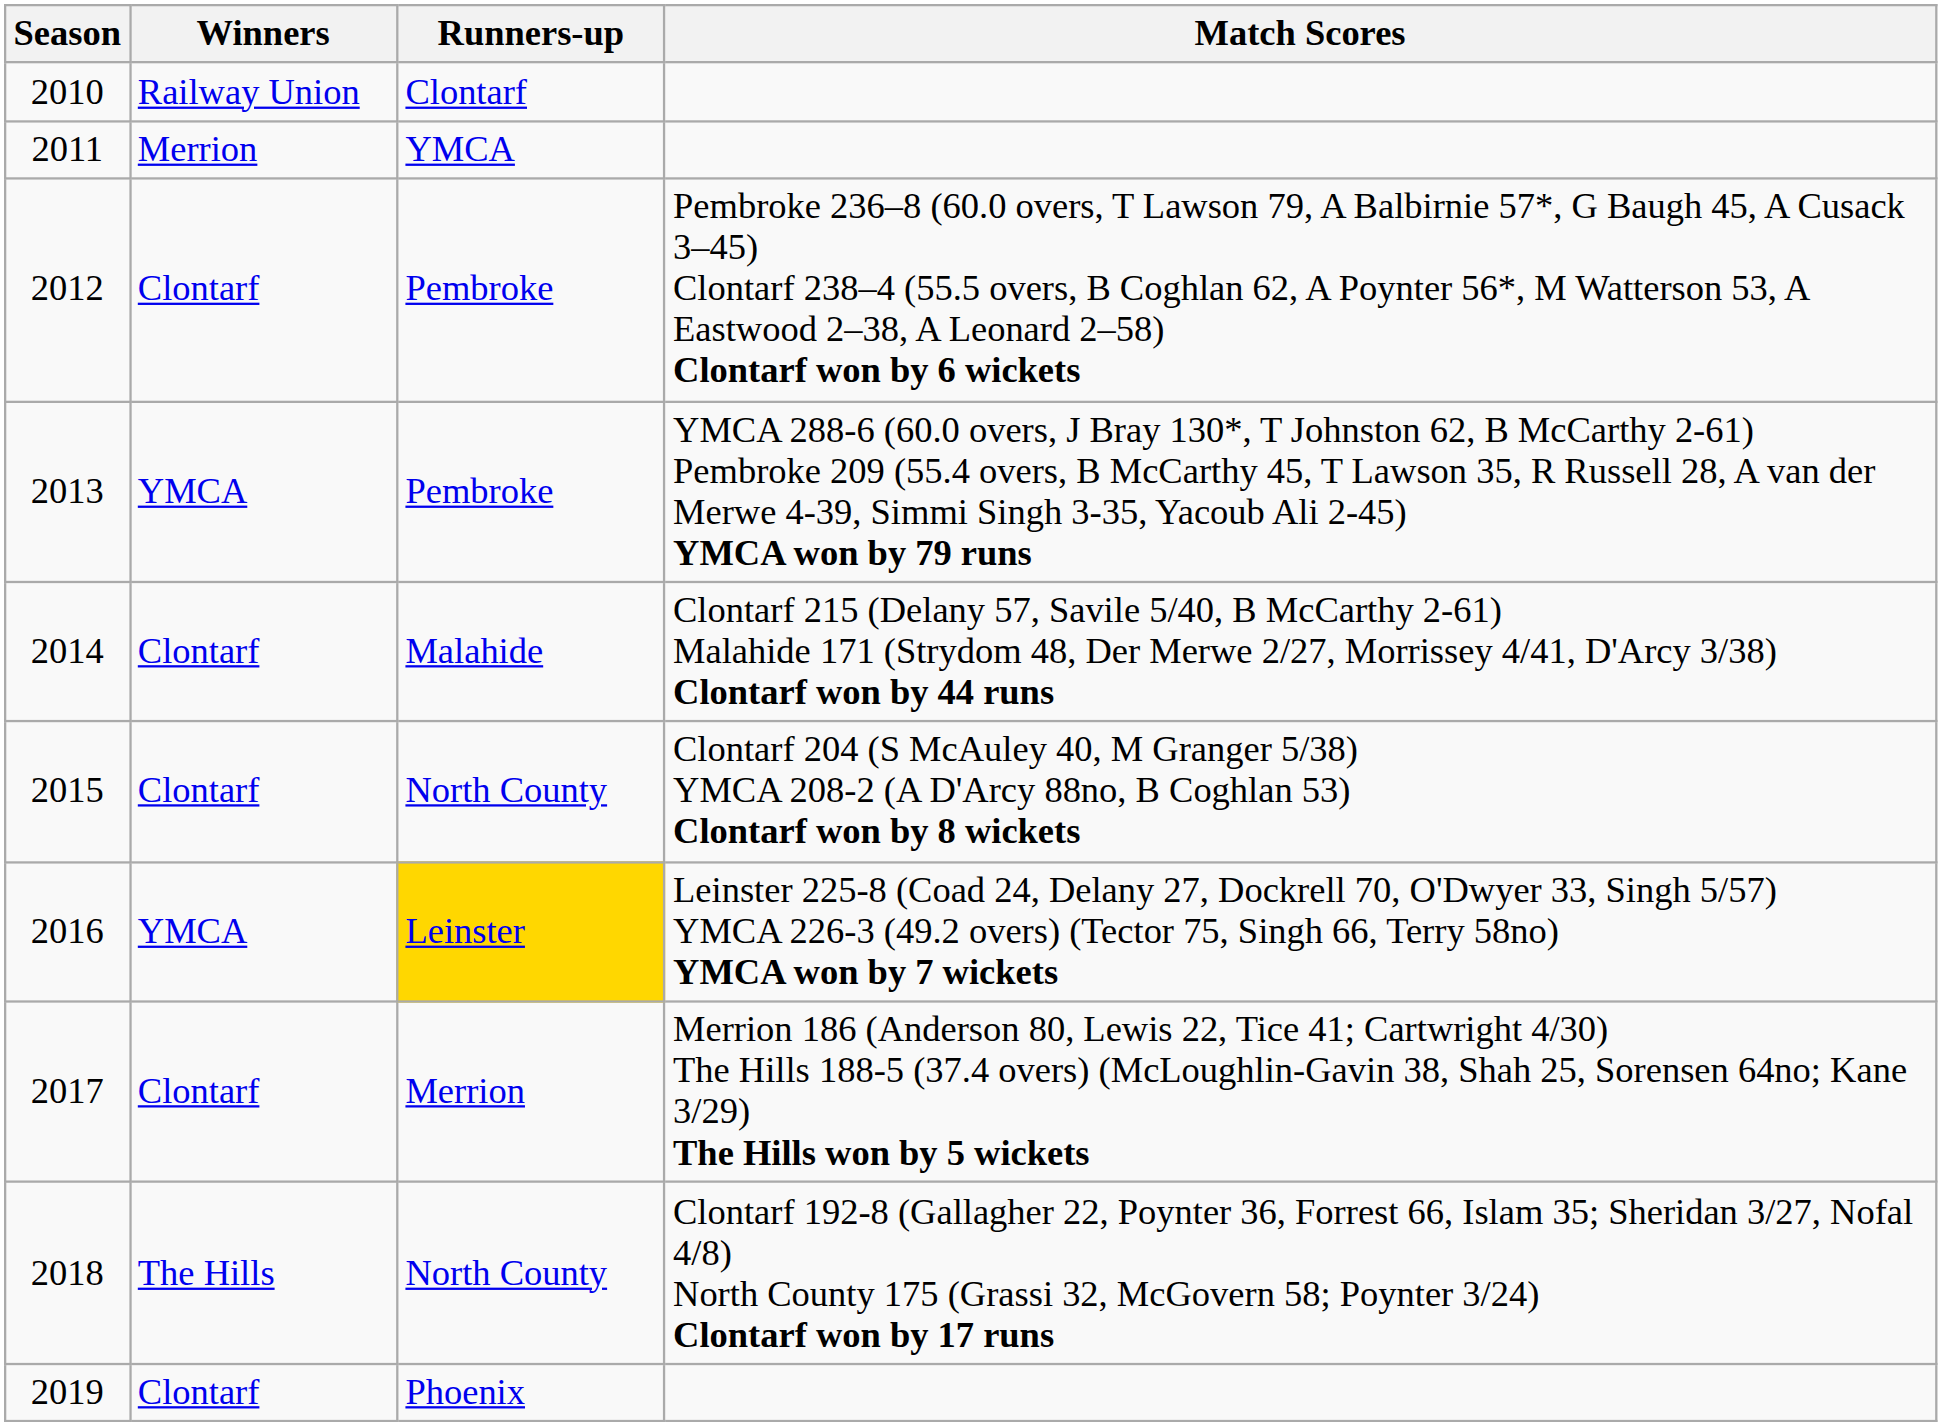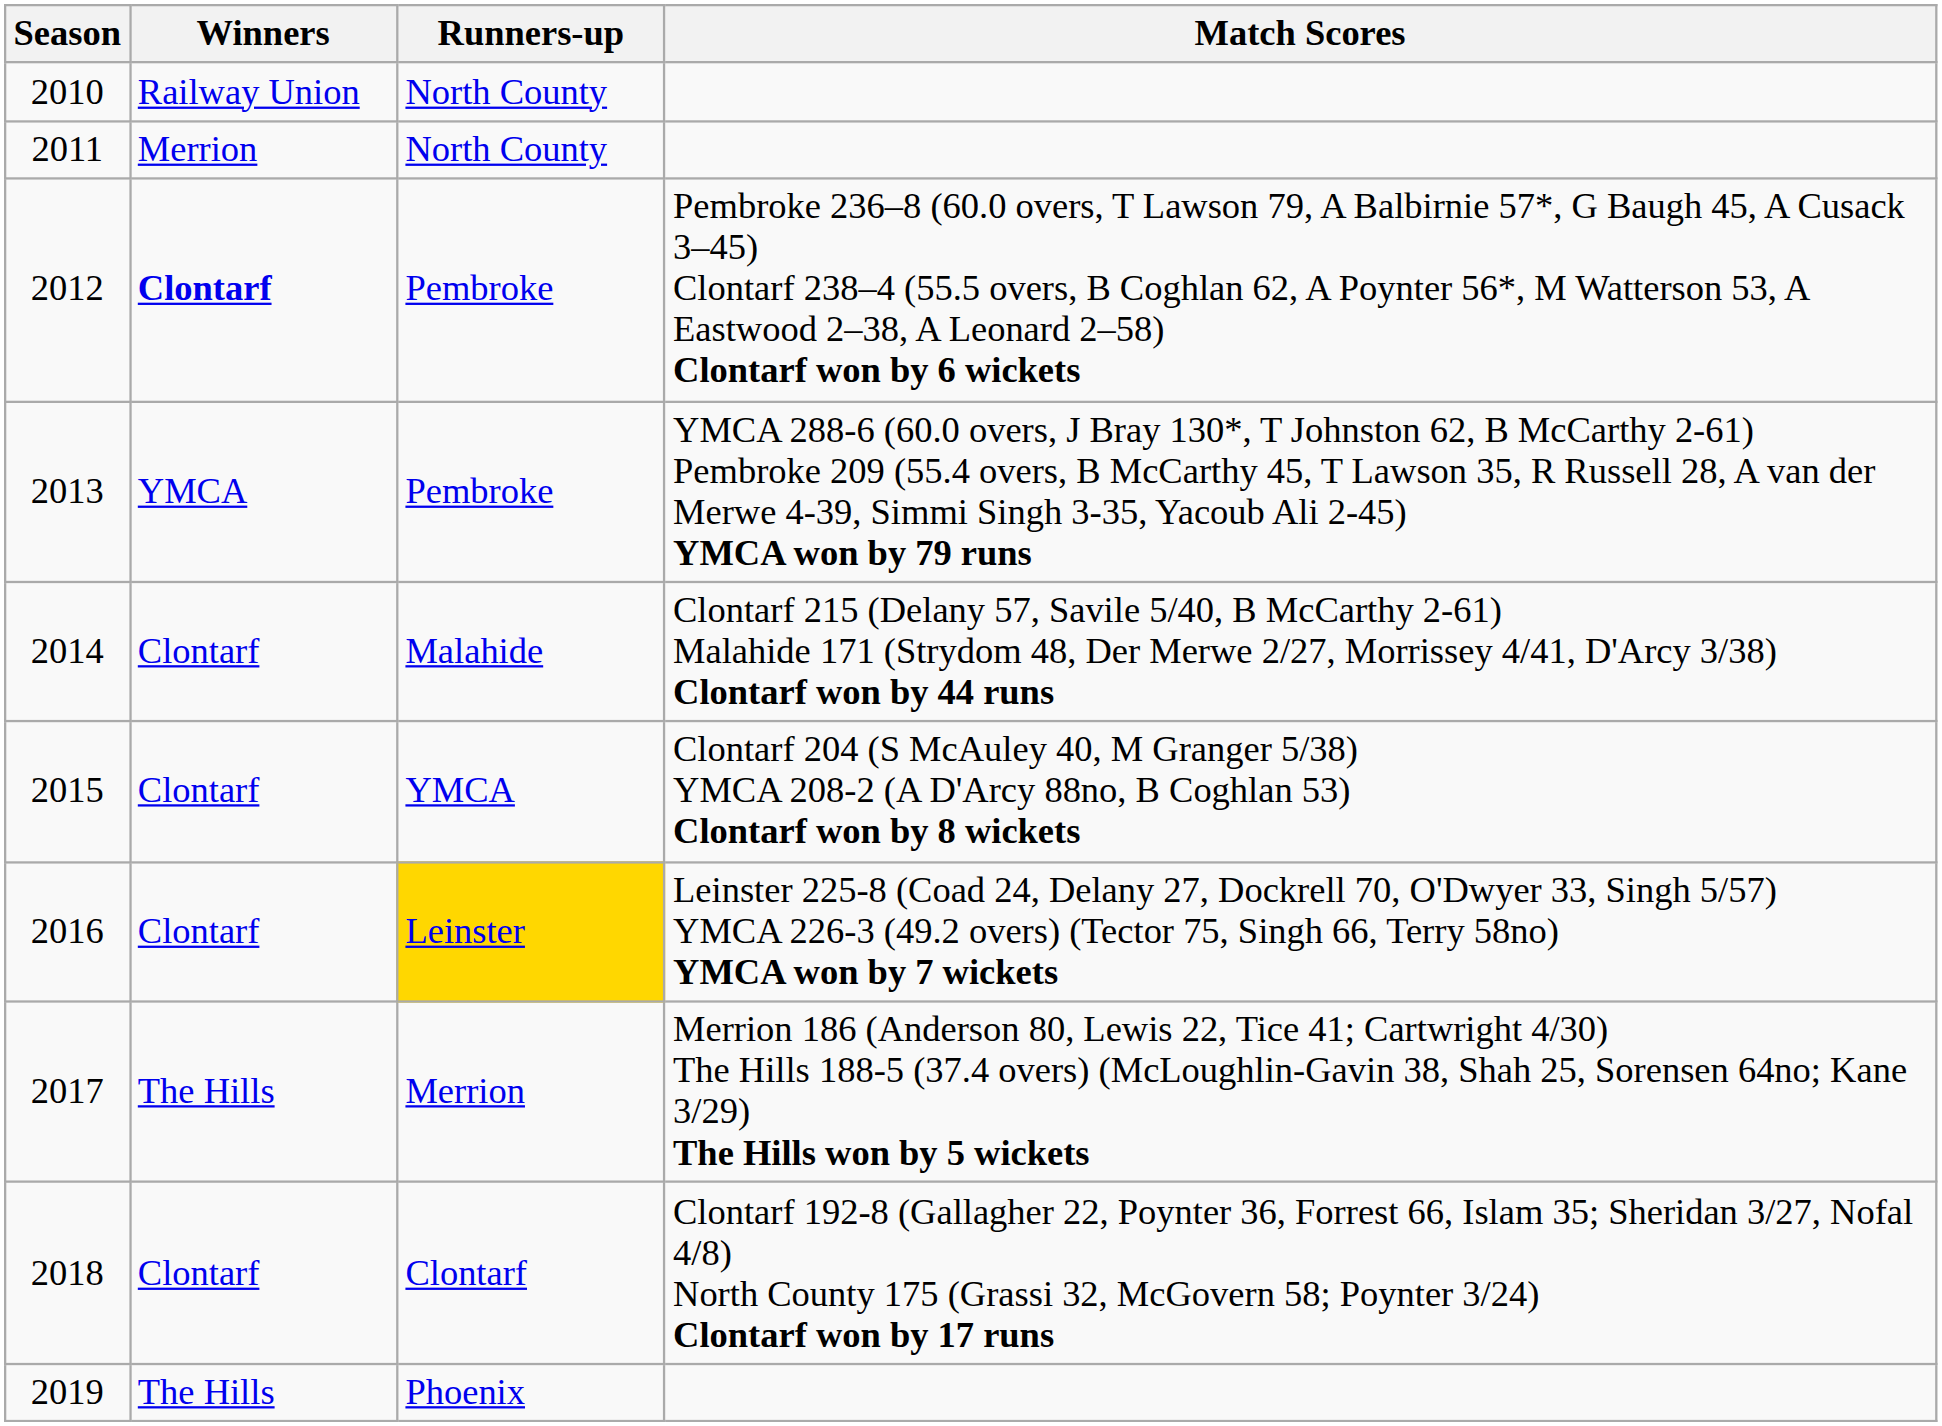(466, 91) Clontarf -> (506, 91) North County
(460, 149) YMCA -> (506, 149) North County
(199, 289) normal -> (205, 289) bold
(506, 790) North County -> (460, 790) YMCA
(193, 930) YMCA -> (199, 930) Clontarf
(199, 1091) Clontarf -> (206, 1091) The Hills
(206, 1272) The Hills -> (199, 1272) Clontarf
(506, 1272) North County -> (466, 1272) Clontarf
(199, 1391) Clontarf -> (206, 1391) The Hills
